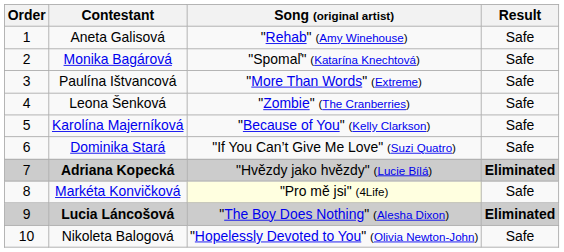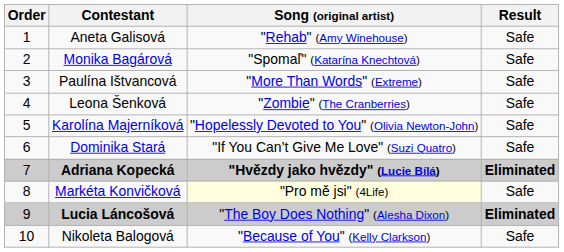(334, 125) "Because of You" (Kelly Clarkson) -> (334, 125) "Hopelessly Devoted to You" (Olivia Newton-John)
(334, 170) normal -> (334, 170) bold
(334, 236) "Hopelessly Devoted to You" (Olivia Newton-John) -> (334, 236) "Because of You" (Kelly Clarkson)
